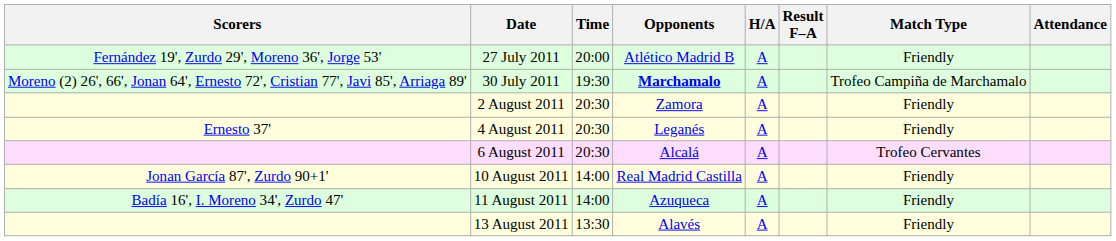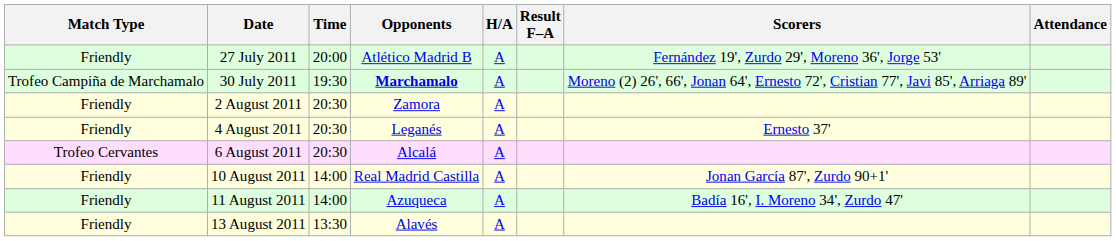columns swapped: (928, 24) <-> (237, 24)
